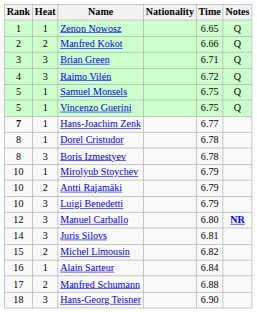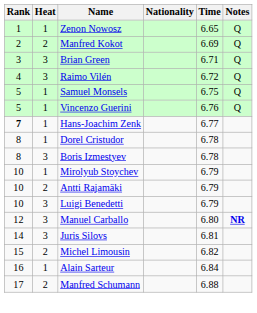(210, 44) 6.66 -> (210, 44) 6.69
(210, 108) 6.75 -> (210, 108) 6.76
- row: (101, 300)
